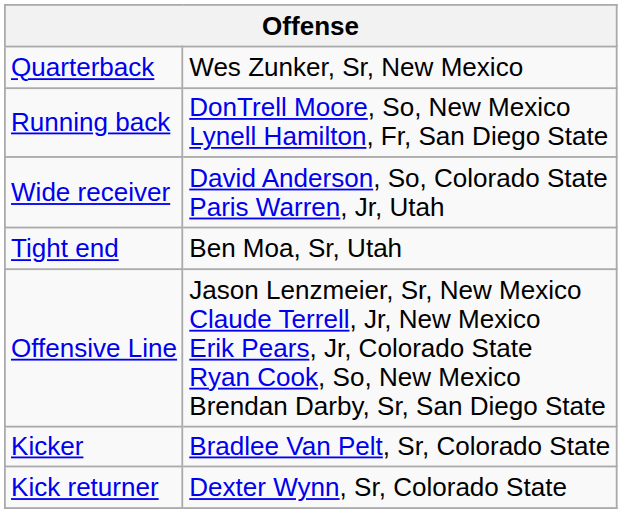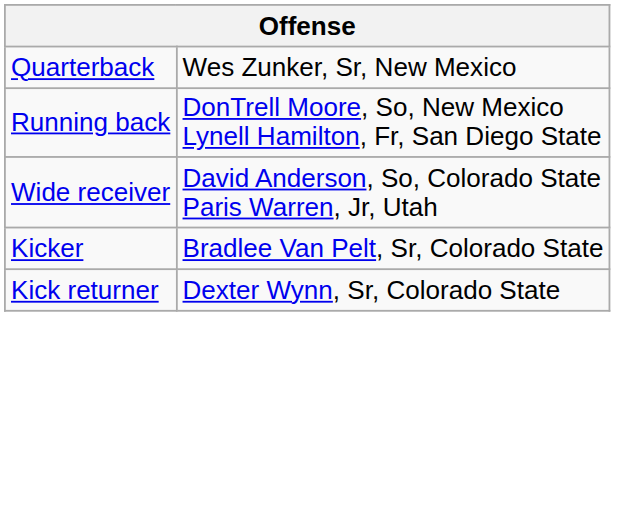- row: (65, 249)
- row: (94, 348)
